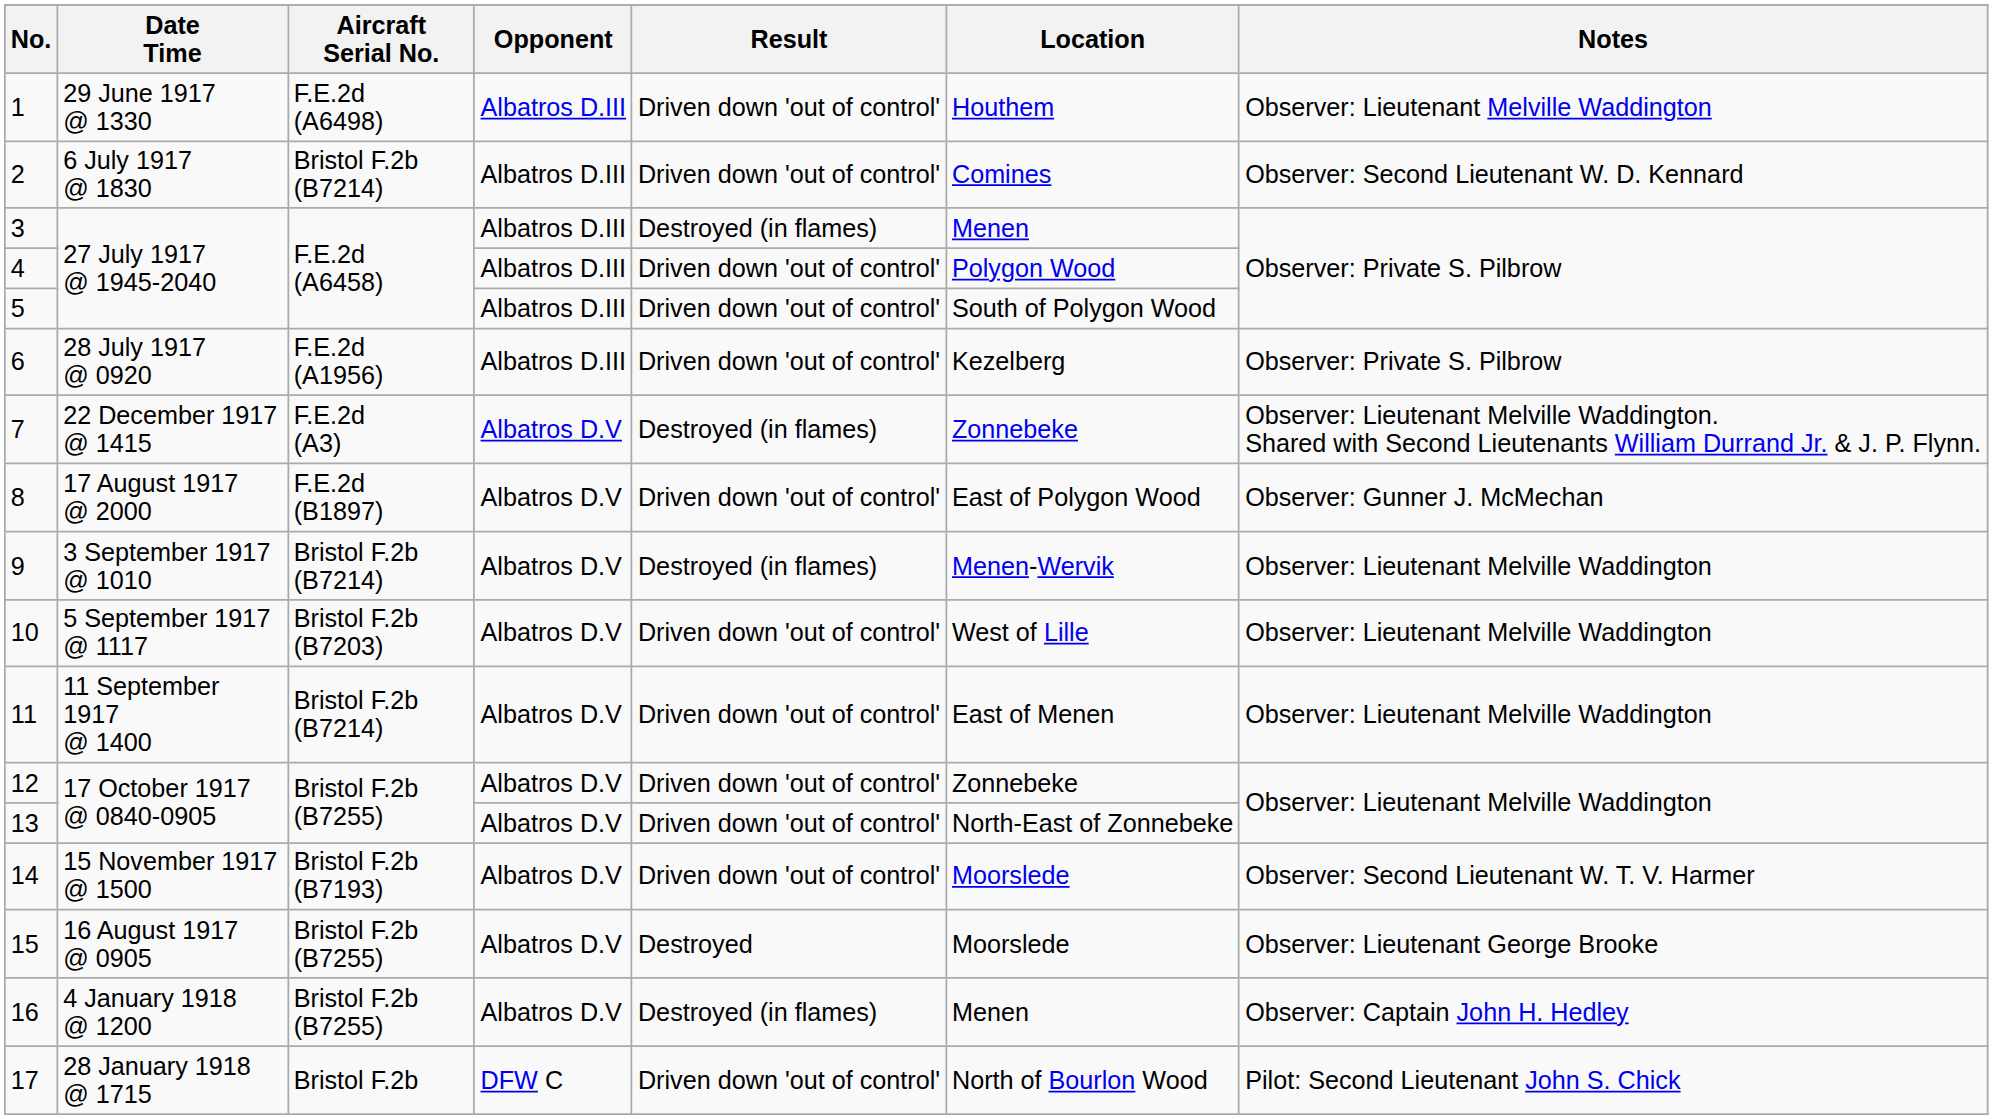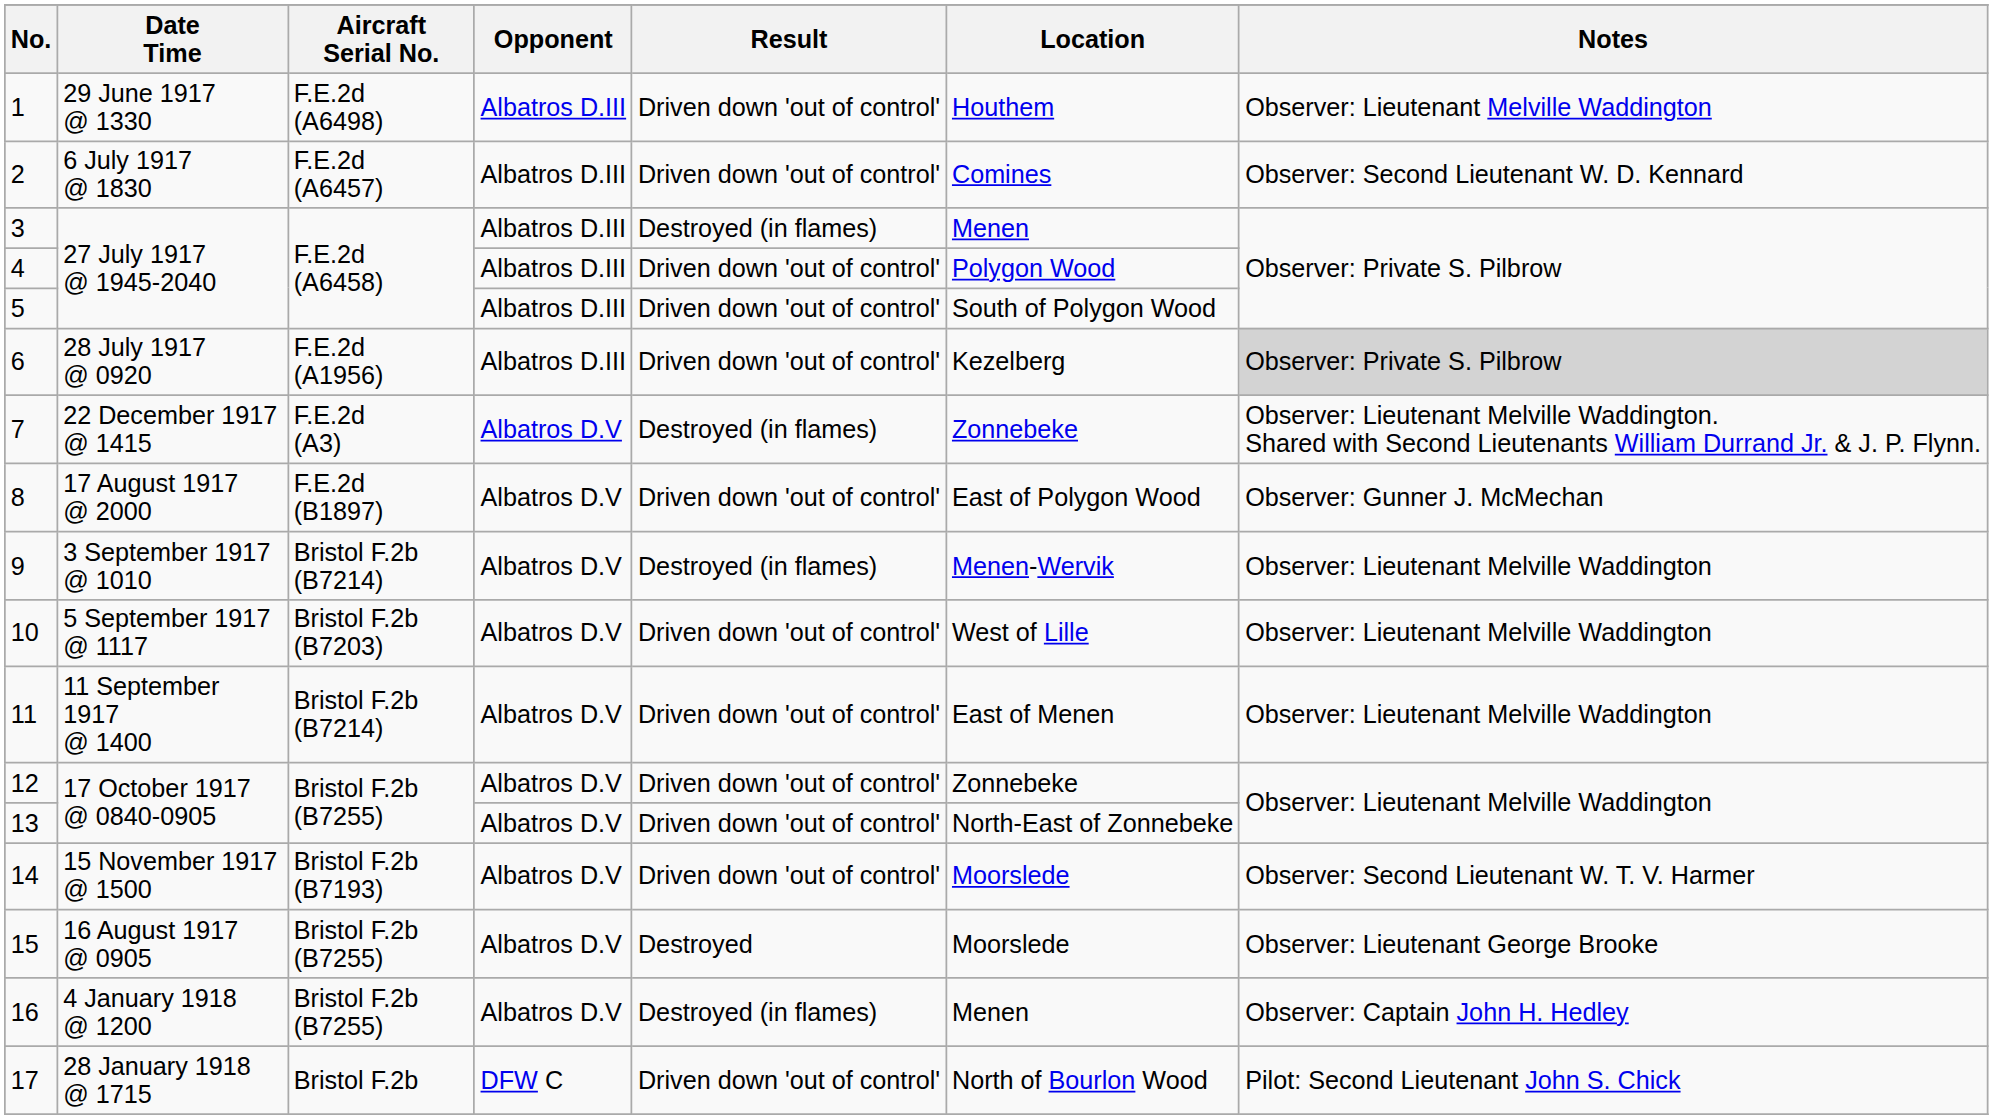(356, 175) Bristol F.2b (B7214) -> (339, 175) F.E.2d (A6457)
(1403, 362) no background -> (1403, 362) lightgrey background
